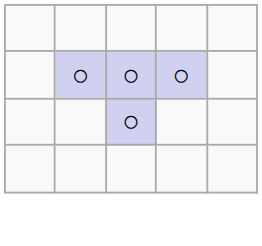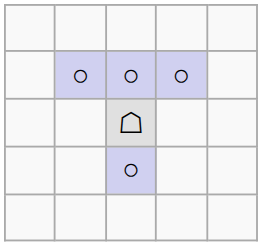+ row: (80, 123)
